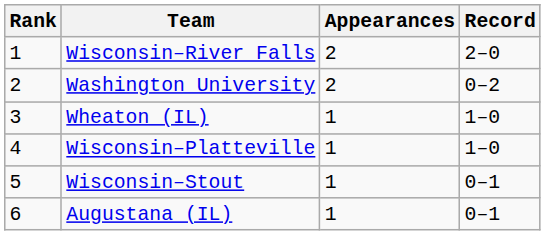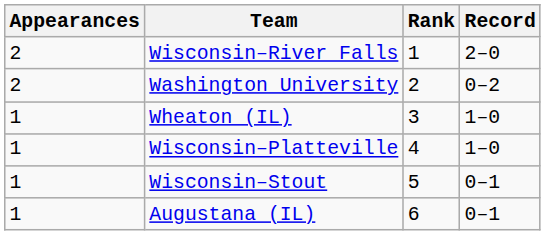columns swapped: (33, 21) <-> (390, 21)
